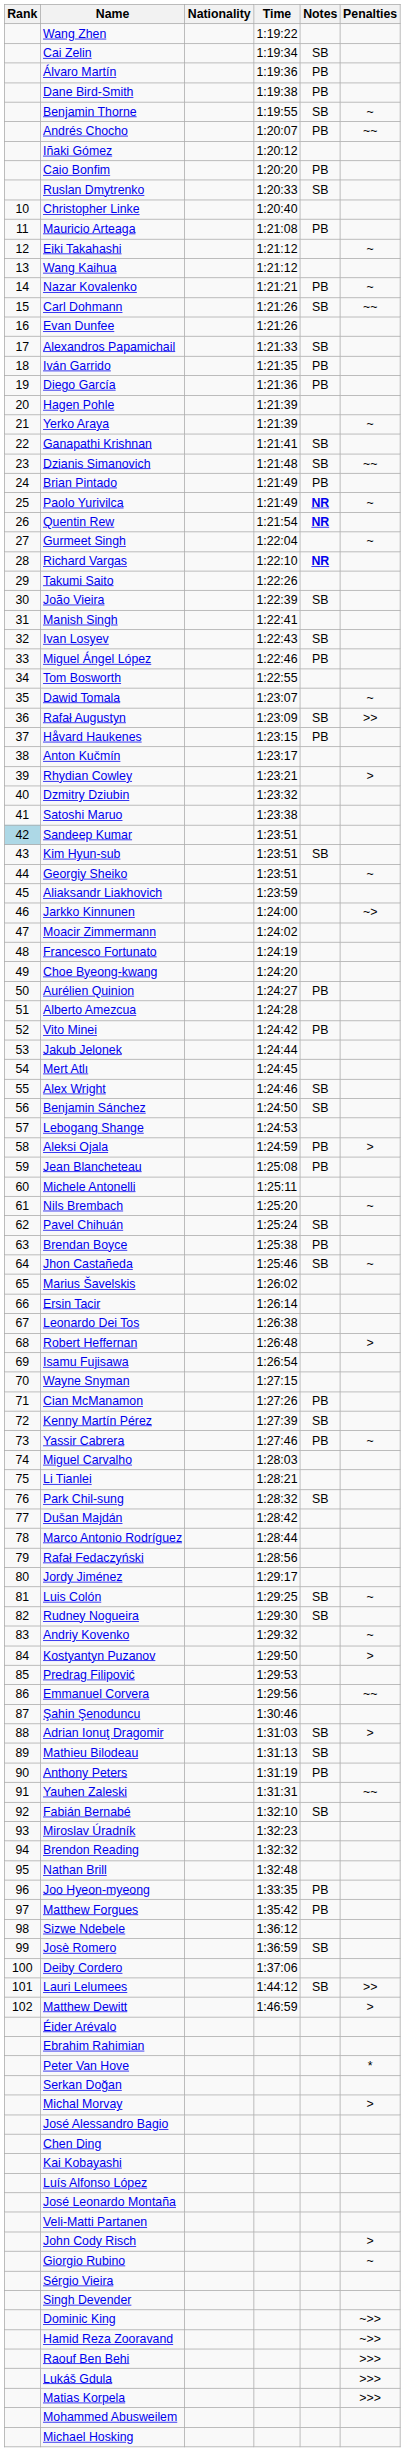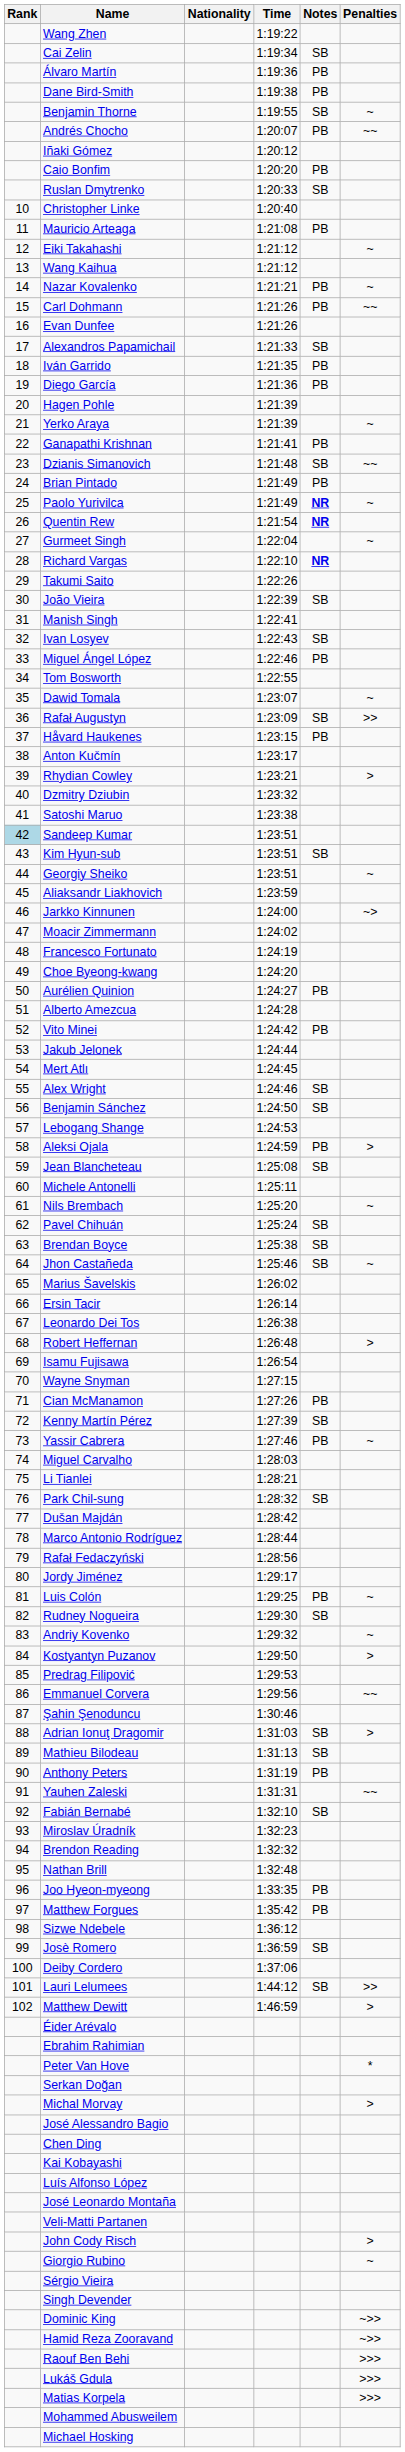(320, 307) SB -> (320, 307) PB
(320, 444) SB -> (320, 444) PB
(320, 1167) PB -> (320, 1167) SB
(320, 1245) PB -> (320, 1245) SB
(320, 1596) SB -> (320, 1596) PB
